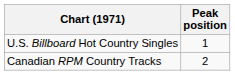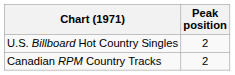(205, 43) 1 -> (205, 43) 2
